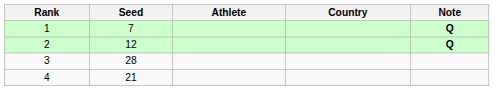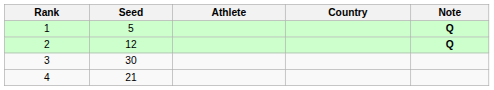(131, 28) 7 -> (131, 28) 5
(131, 61) 28 -> (131, 61) 30
